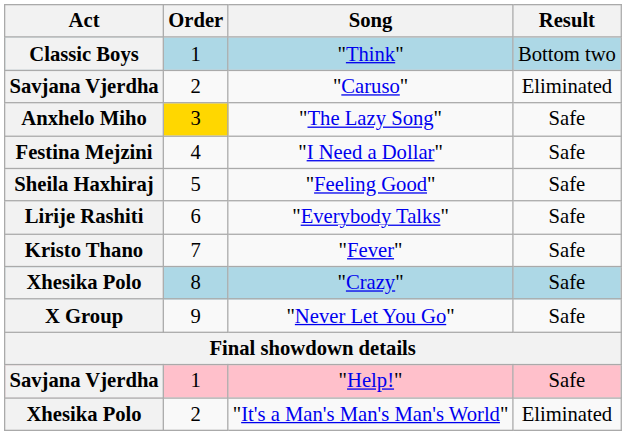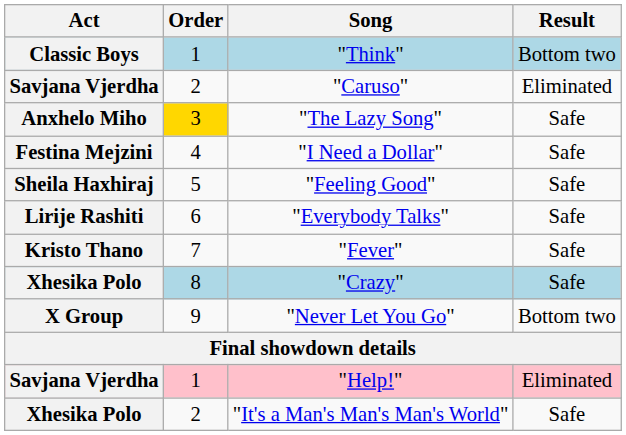(567, 315) Safe -> (567, 315) Bottom two
(567, 380) Safe -> (567, 380) Eliminated
(567, 413) Eliminated -> (567, 413) Safe
